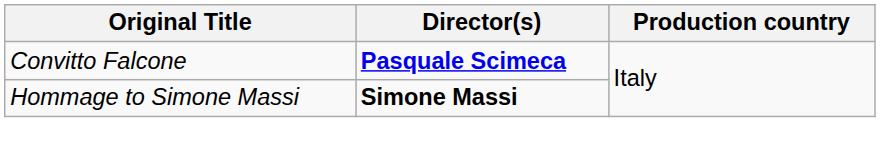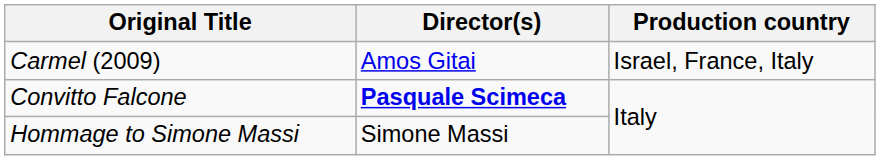+ row: (85, 60)
(439, 97) bold -> (435, 135) normal
